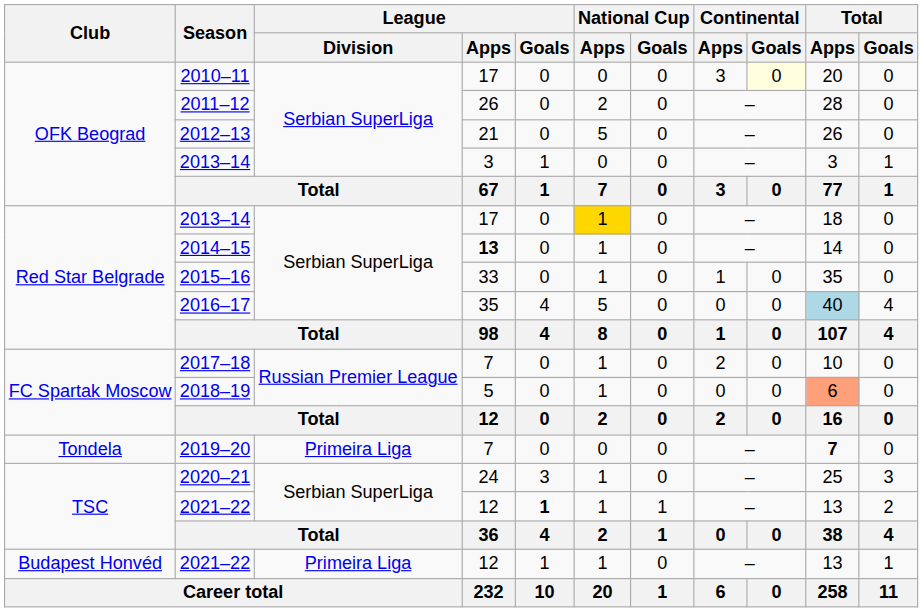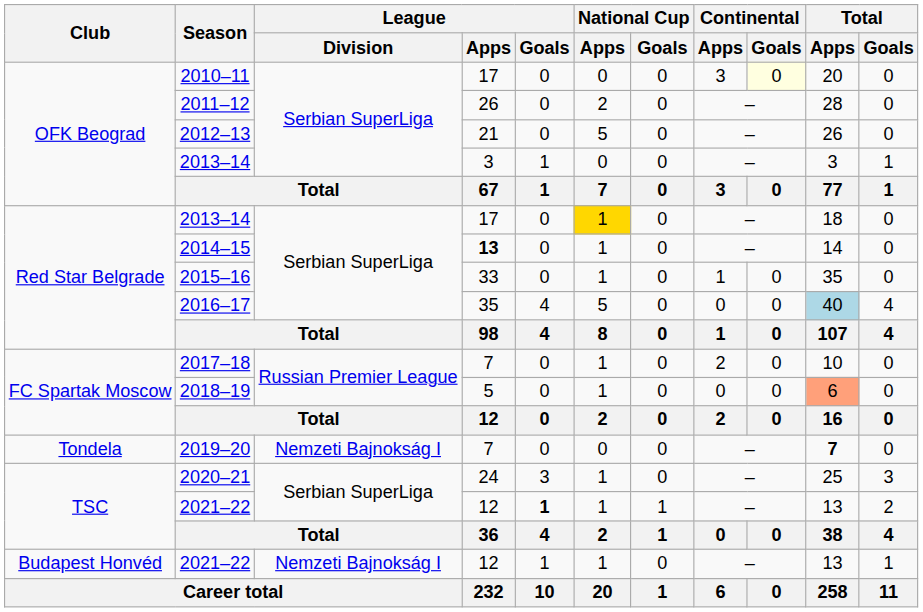(358, 448) Primeira Liga -> (358, 448) Nemzeti Bajnokság I
(358, 563) Primeira Liga -> (358, 563) Nemzeti Bajnokság I
